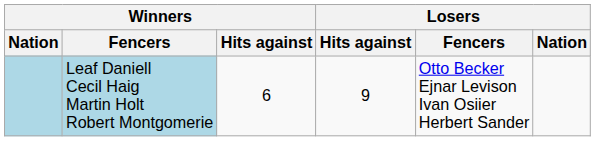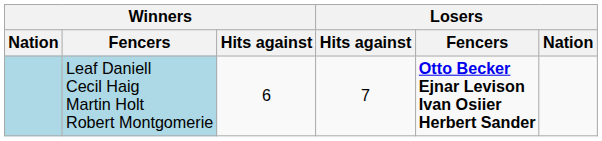(366, 95) 9 -> (366, 95) 7
(474, 95) normal -> (477, 95) bold
